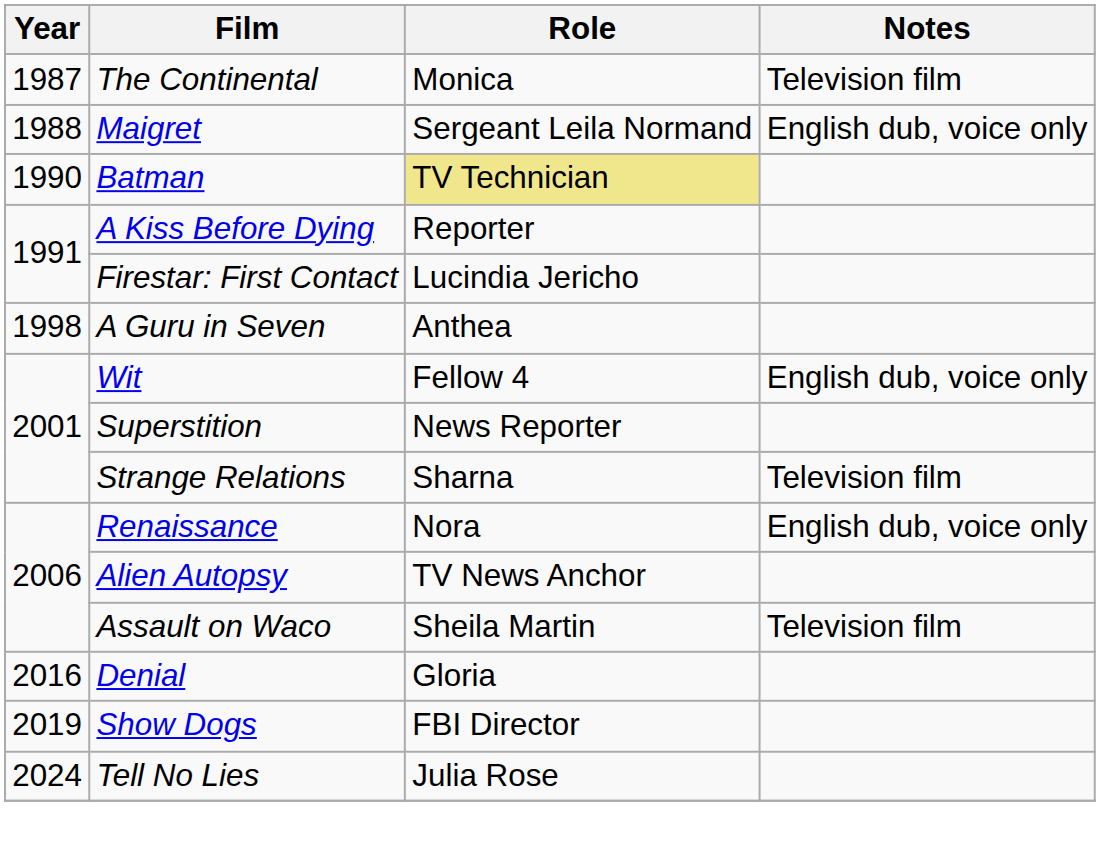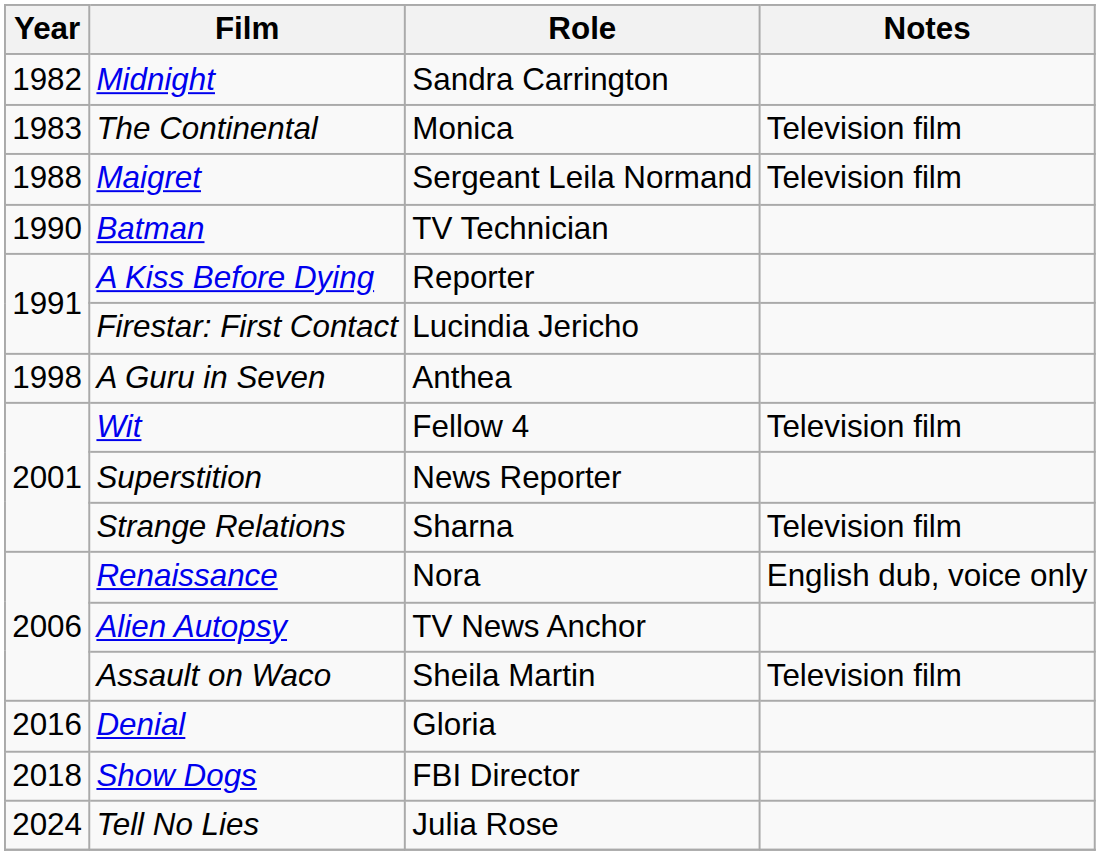+ row: (156, 79)
(47, 79) 1987 -> (47, 128) 1983
(927, 128) English dub, voice only -> (864, 178) Television film
(511, 178) khaki background -> (511, 228) no background
(927, 377) English dub, voice only -> (864, 427) Television film
(47, 725) 2019 -> (47, 775) 2018
